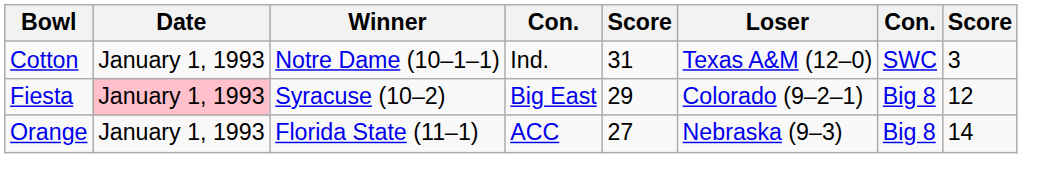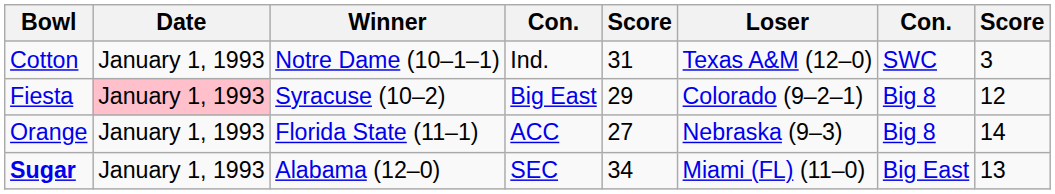+ row: (43, 170)
